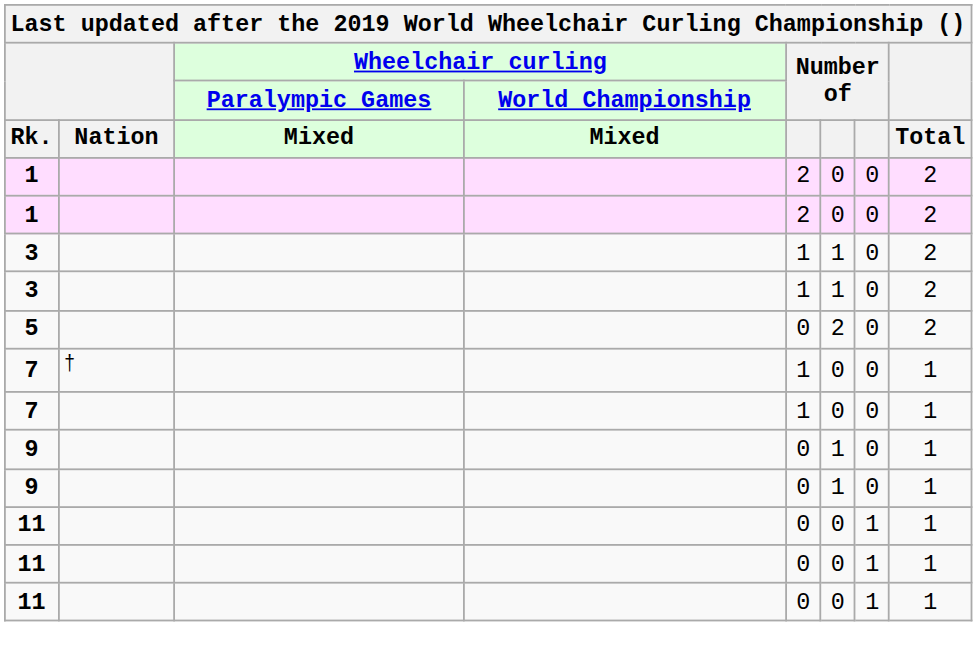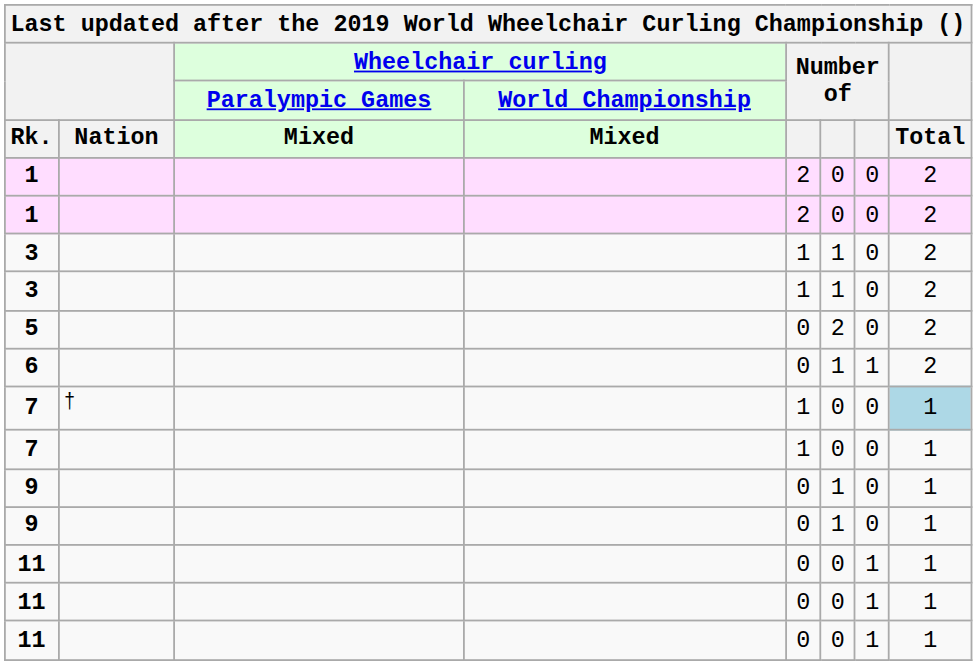+ row: (32, 367)
(930, 370) no background -> (930, 408) lightblue background
